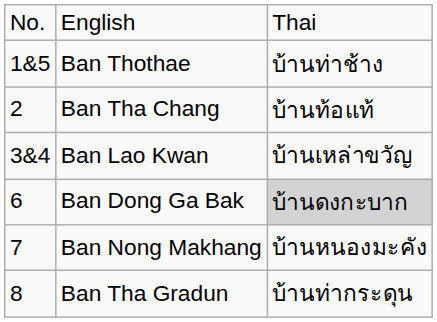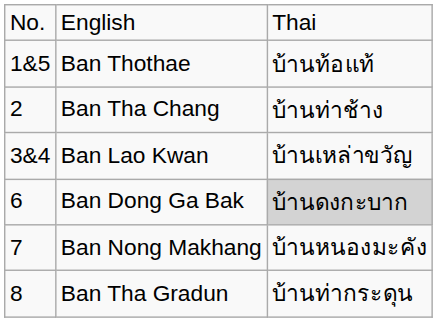(328, 64) บ้านท่าช้าง -> (323, 64) บ้านท้อแท้
(323, 110) บ้านท้อแท้ -> (328, 110) บ้านท่าช้าง
